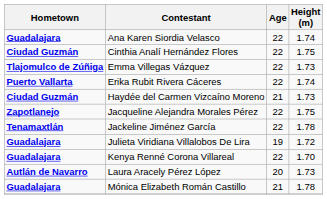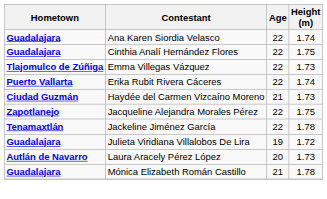(42, 52) Ciudad Guzmán -> (33, 52) Guadalajara
- row: (171, 157)
